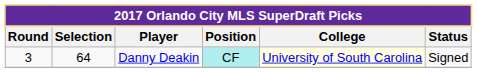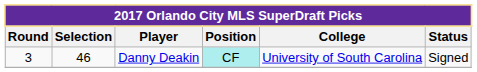(83, 57) 64 -> (83, 57) 46
(342, 57) lightyellow background -> (342, 57) no background
